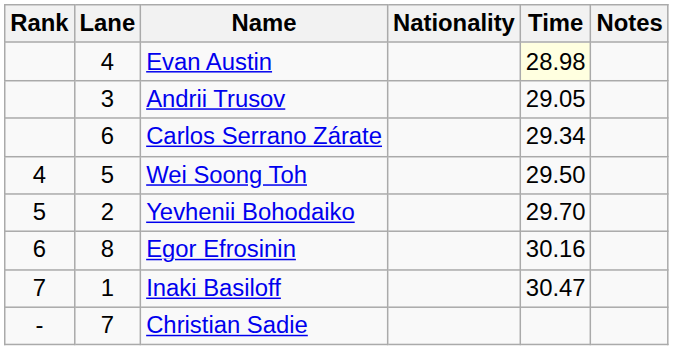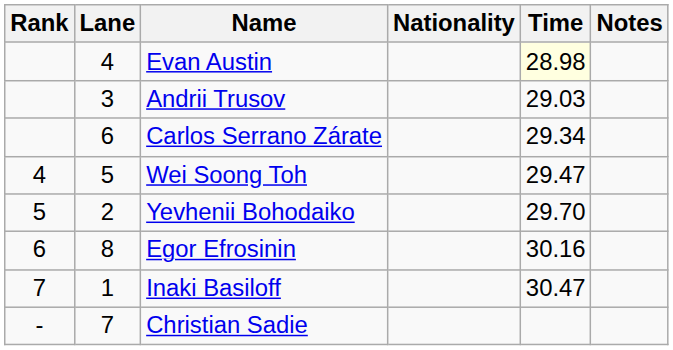(556, 99) 29.05 -> (556, 99) 29.03
(556, 174) 29.50 -> (556, 174) 29.47
